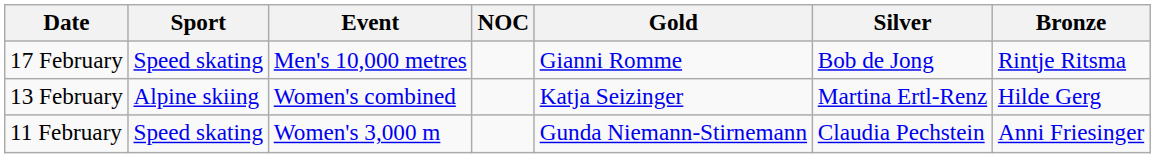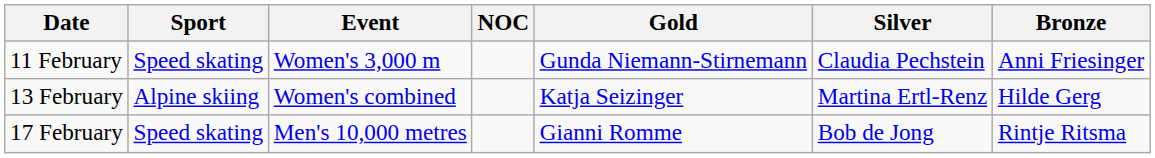rows swapped: (66, 133) <-> (66, 59)
